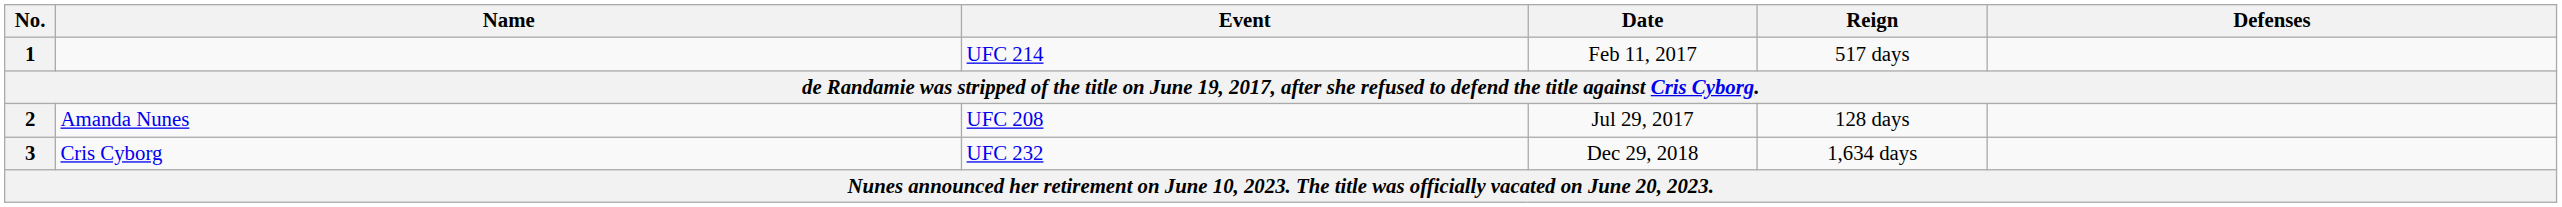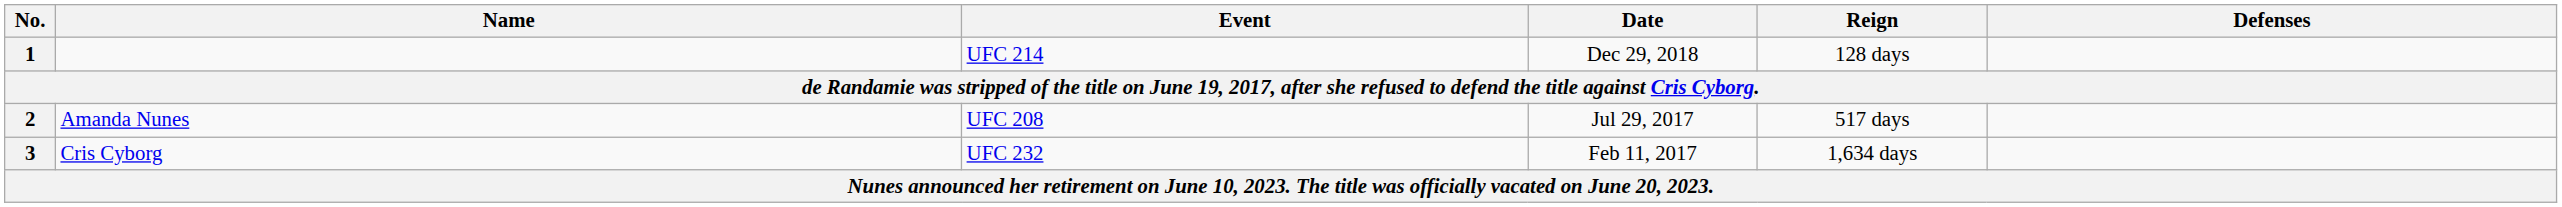(1643, 53) Feb 11, 2017 -> (1643, 53) Dec 29, 2018
(1872, 53) 517 days -> (1872, 53) 128 days
(1872, 119) 128 days -> (1872, 119) 517 days
(1643, 152) Dec 29, 2018 -> (1643, 152) Feb 11, 2017
